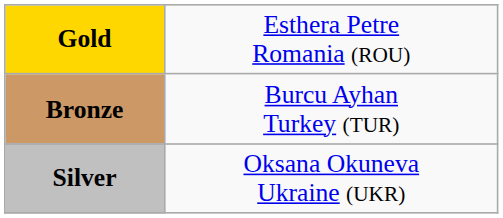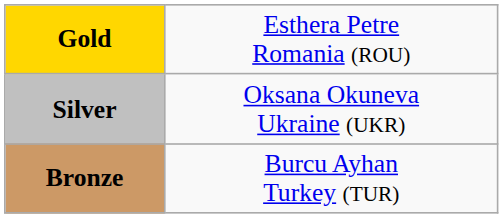rows swapped: (85, 178) <-> (85, 108)
